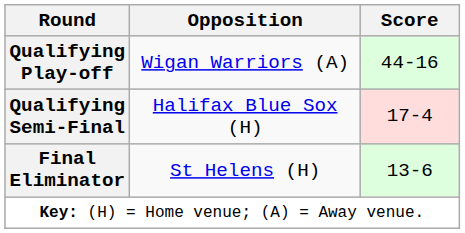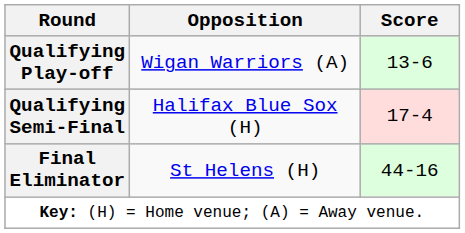(410, 63) 44-16 -> (410, 63) 13-6
(410, 170) 13-6 -> (410, 170) 44-16
